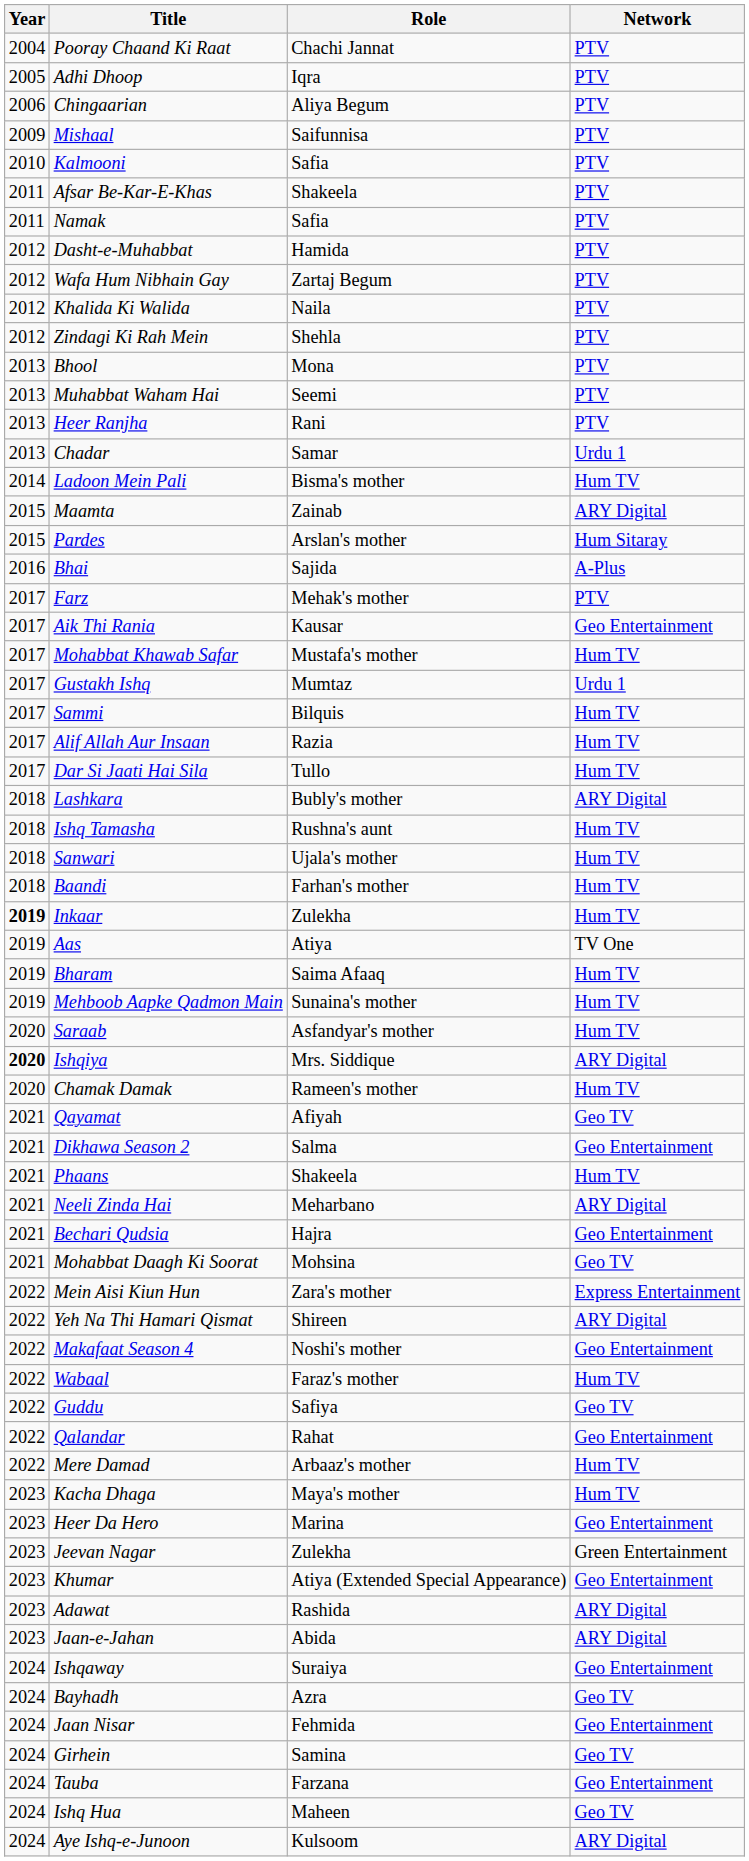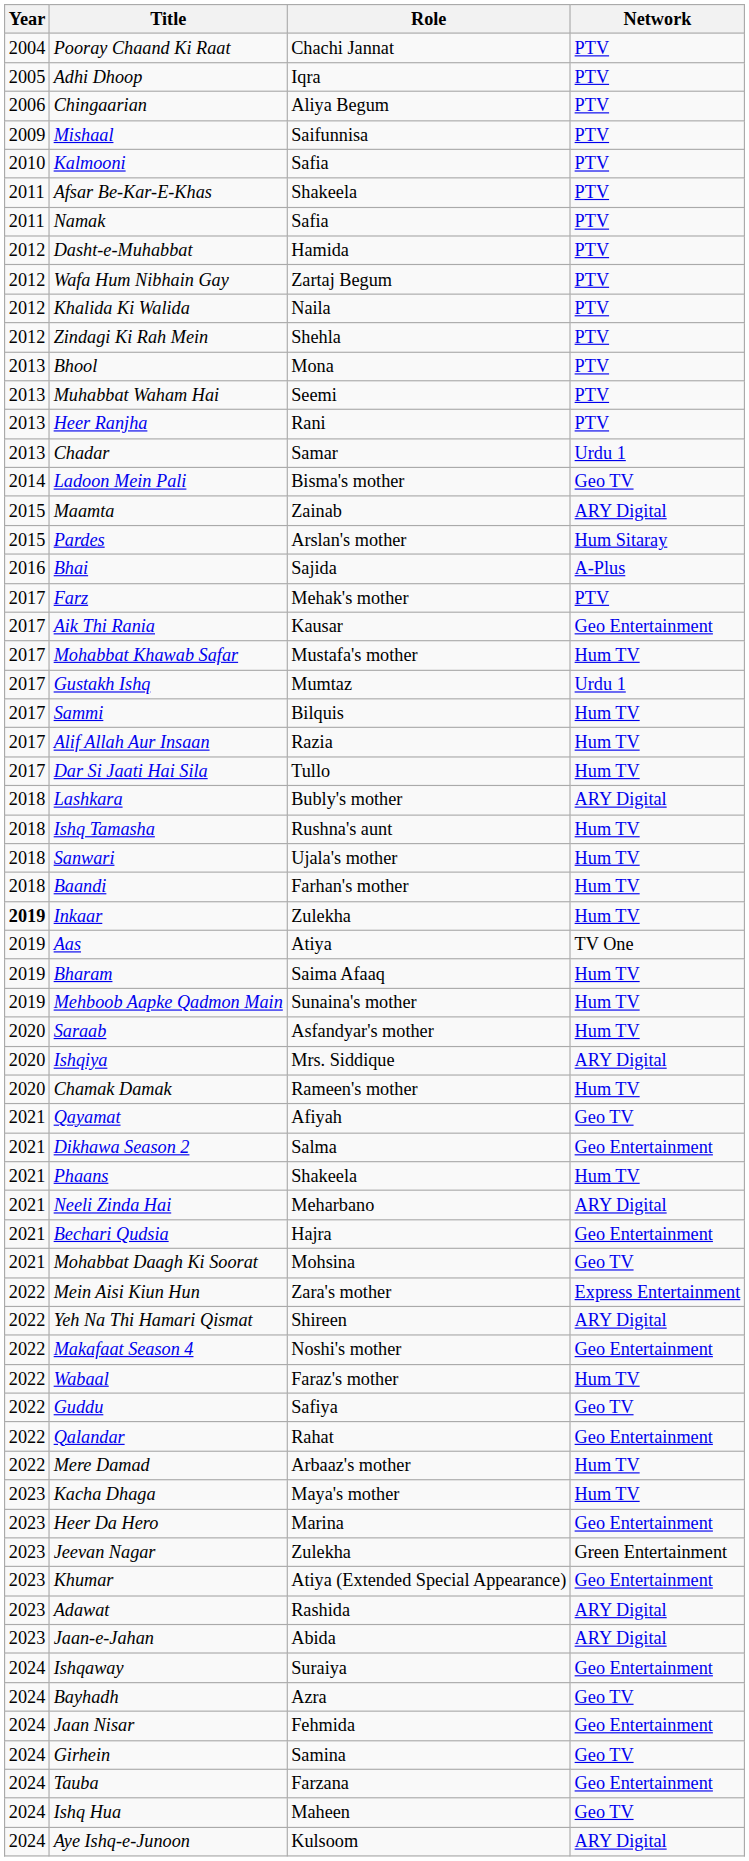(607, 481) Hum TV -> (604, 481) Geo TV
(27, 1060) bold -> (27, 1060) normal
